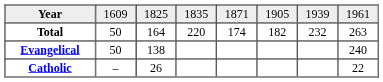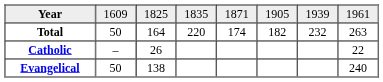rows swapped: (50, 67) <-> (50, 49)
